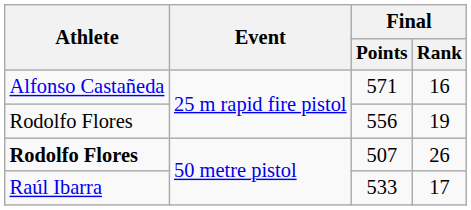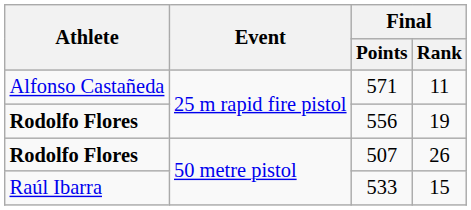(439, 87) 16 -> (439, 87) 11
(71, 121) normal -> (74, 121) bold
(439, 188) 17 -> (439, 188) 15
